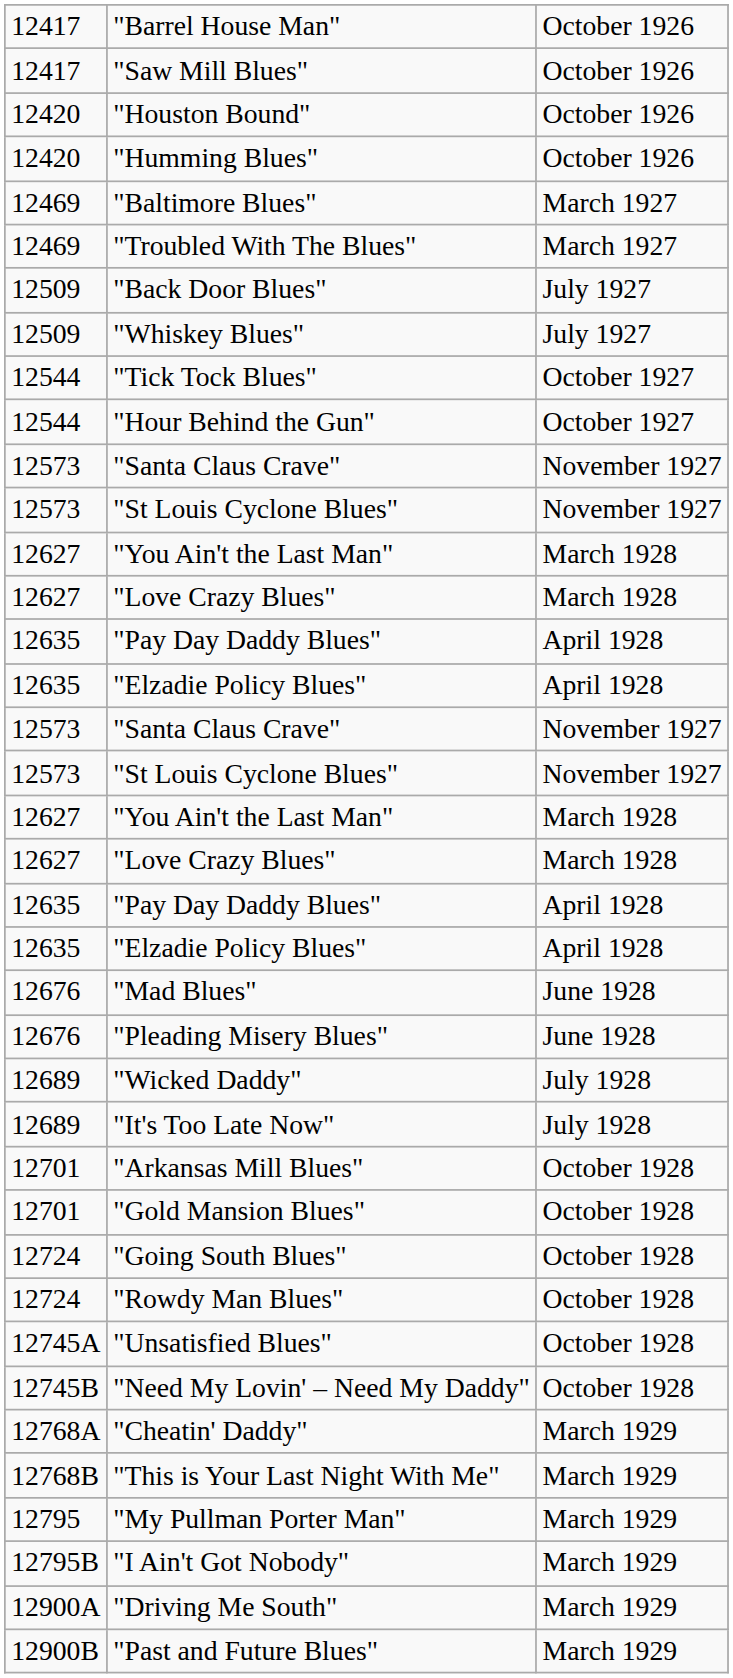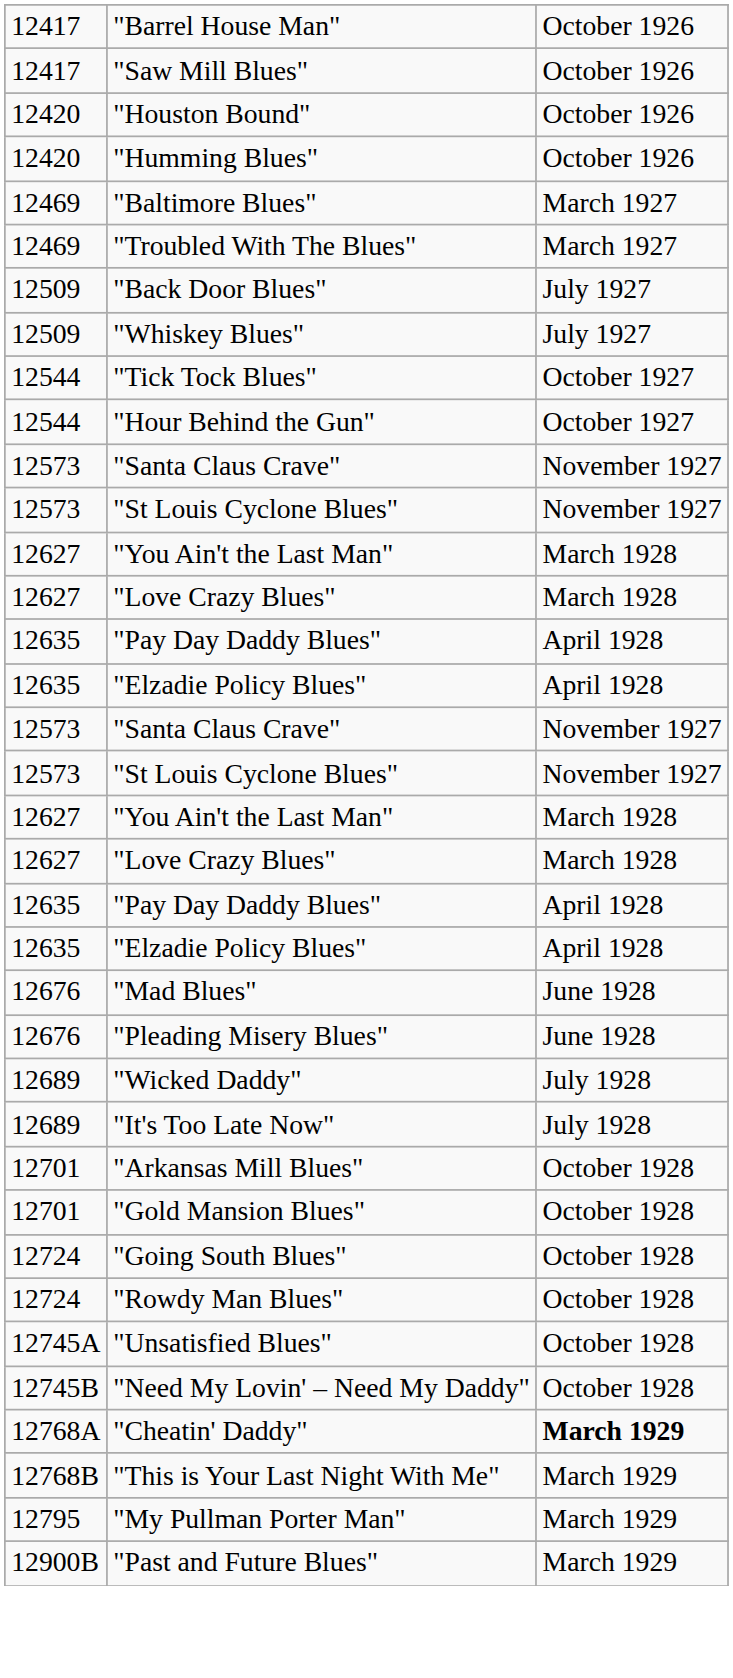(610, 1431) normal -> (613, 1431) bold
- row: (55, 1562)
- row: (56, 1606)
